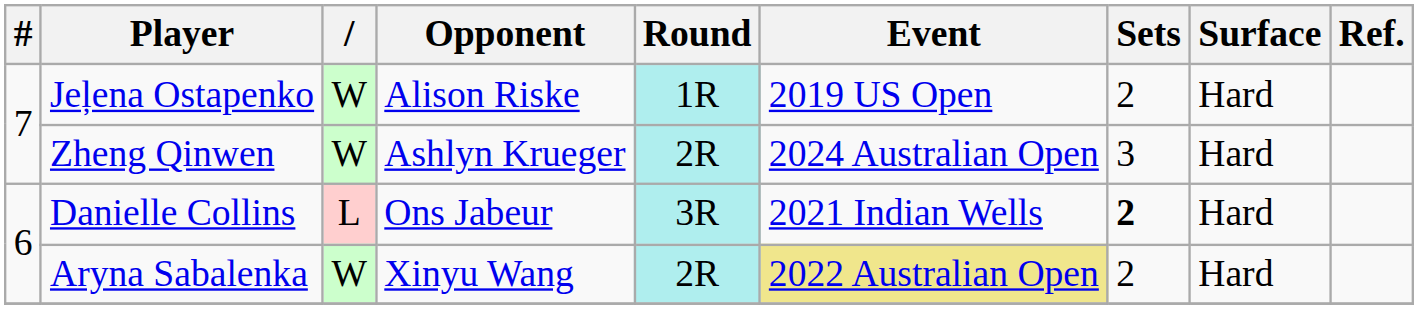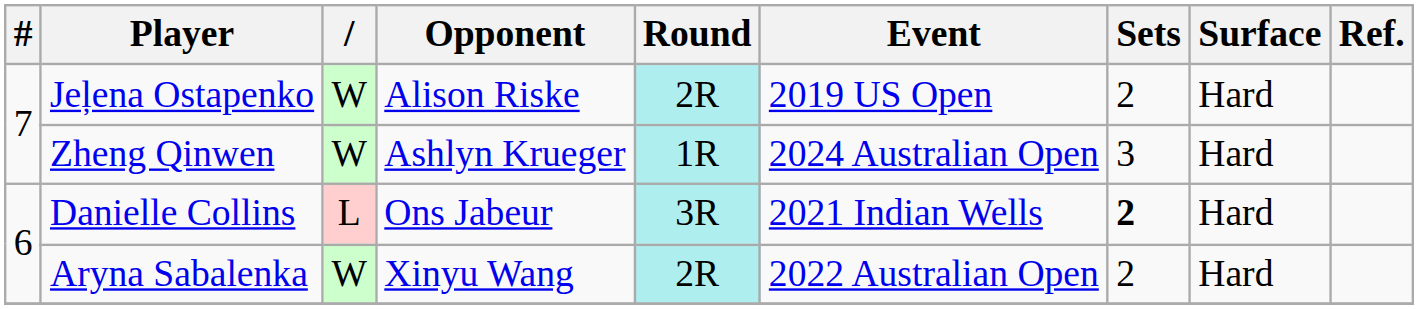(697, 93) 1R -> (697, 93) 2R
(697, 153) 2R -> (697, 153) 1R
(934, 272) khaki background -> (934, 272) no background
